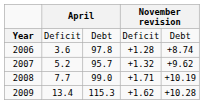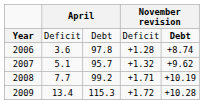(180, 36) normal -> (180, 36) bold
(62, 64) 5.2 -> (62, 64) 5.1
(102, 78) 99.0 -> (102, 78) 99.2
(141, 92) +1.62 -> (141, 92) +1.72
